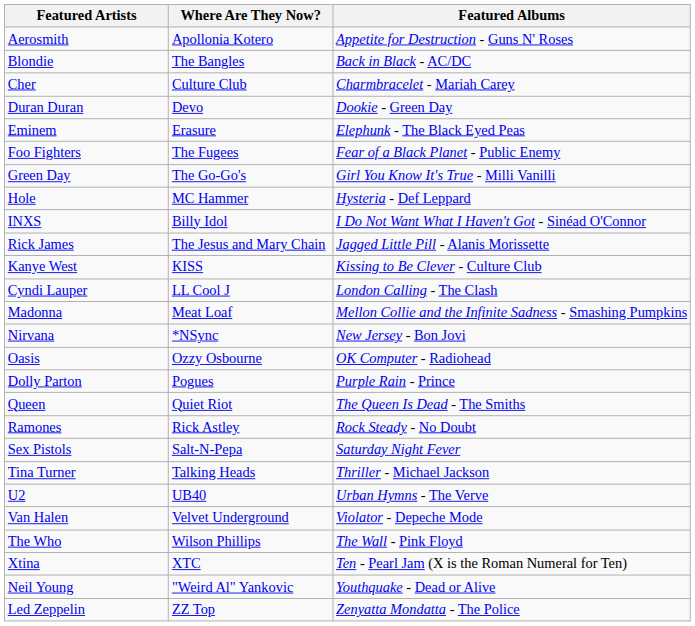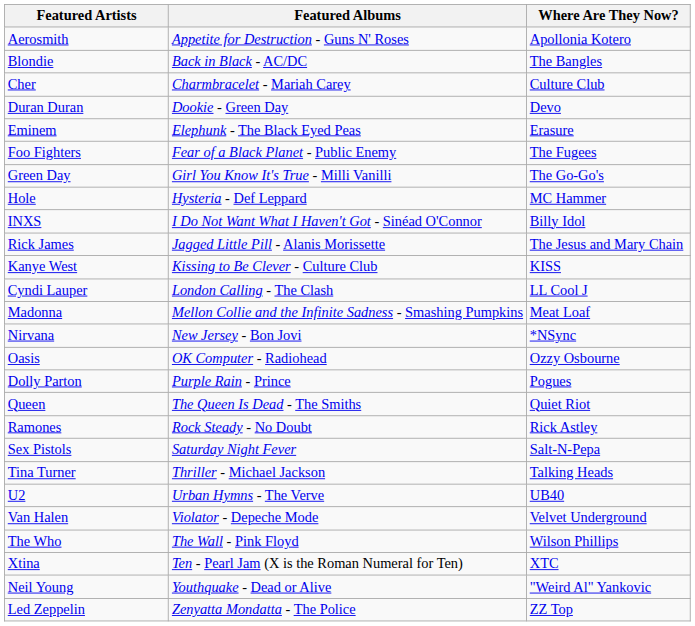columns swapped: (251, 15) <-> (512, 15)
